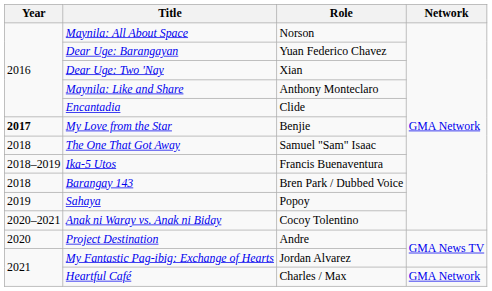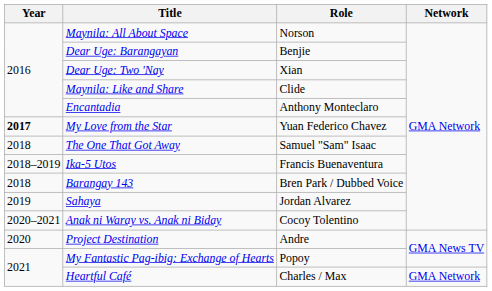(333, 51) Yuan Federico Chavez -> (295, 51) Benjie
(329, 88) Anthony Monteclaro -> (292, 88) Clide
(292, 107) Clide -> (329, 107) Anthony Monteclaro
(295, 126) Benjie -> (333, 126) Yuan Federico Chavez
(295, 201) Popoy -> (315, 201) Jordan Alvarez
(315, 257) Jordan Alvarez -> (295, 257) Popoy
